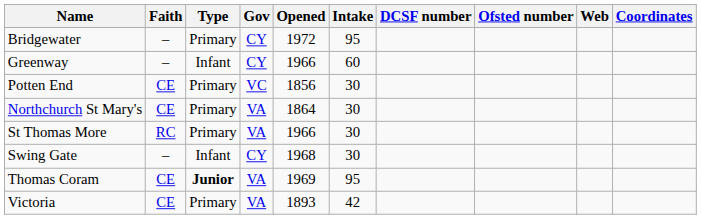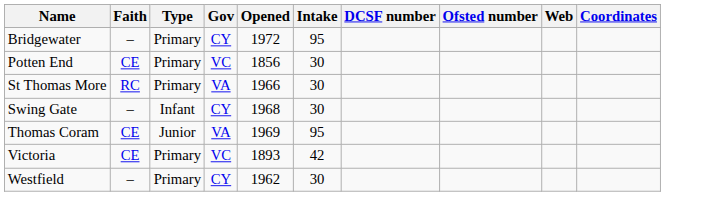- row: (38, 62)
- row: (75, 109)
(213, 179) bold -> (177, 132) normal
(257, 202) VA -> (221, 156) VC
+ row: (36, 179)
